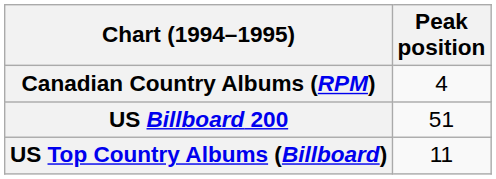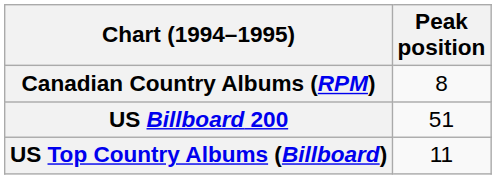(441, 83) 4 -> (441, 83) 8
